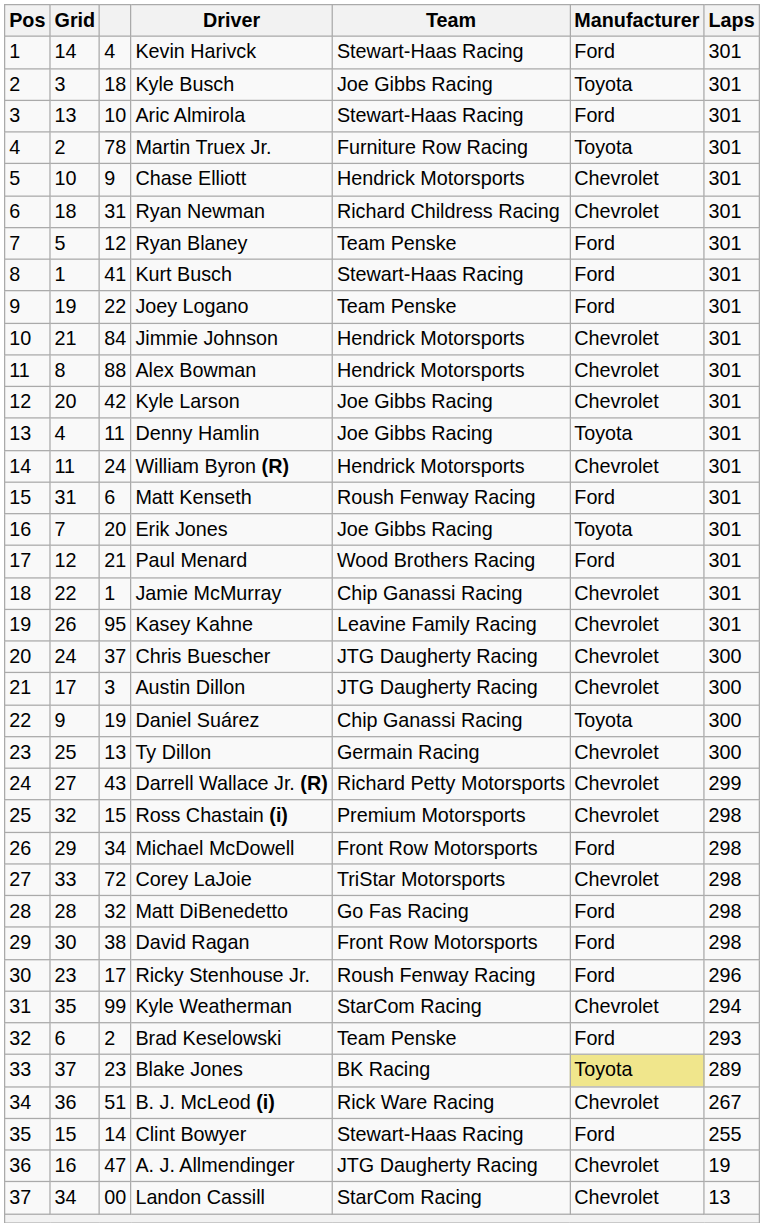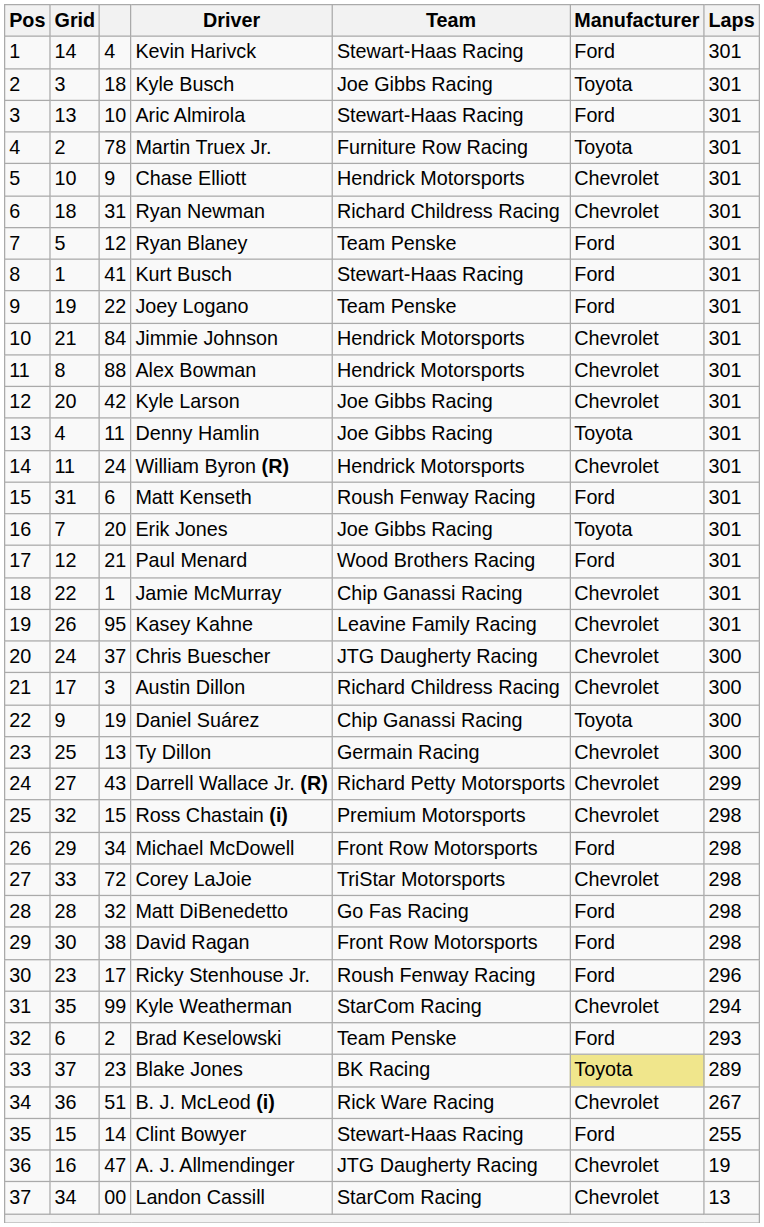(437, 688) JTG Daugherty Racing -> (448, 688) Richard Childress Racing
